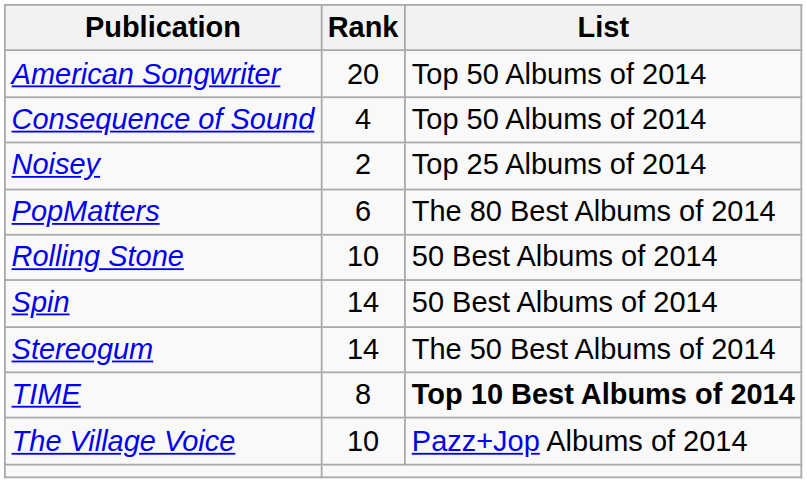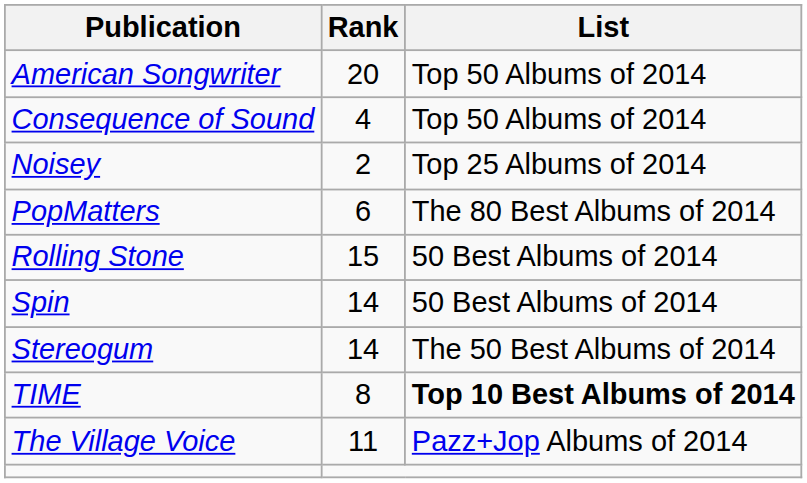(363, 257) 10 -> (363, 257) 15
(363, 440) 10 -> (363, 440) 11
